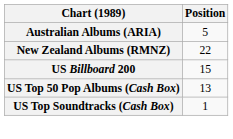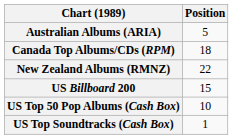+ row: (93, 50)
(205, 87) 13 -> (205, 106) 10
